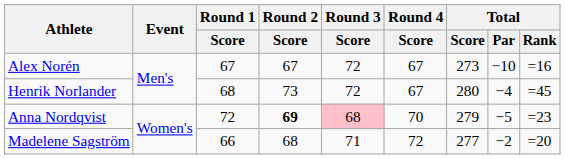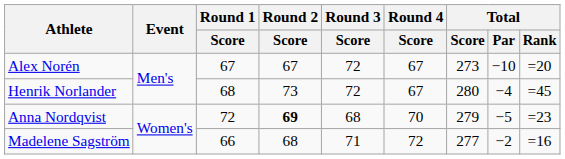(540, 66) =16 -> (540, 66) =20
(353, 116) pink background -> (353, 116) no background
(540, 141) =20 -> (540, 141) =16
